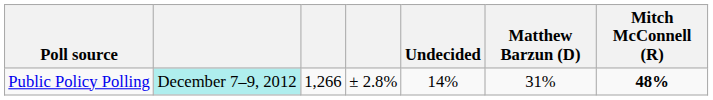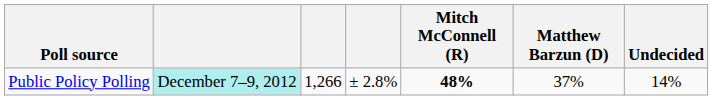columns swapped: (652, 36) <-> (443, 55)
(540, 81) 31% -> (569, 81) 37%
